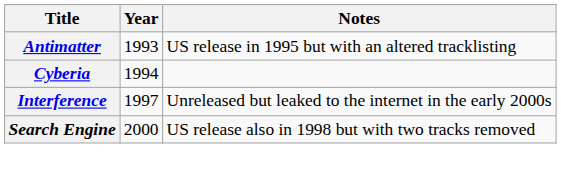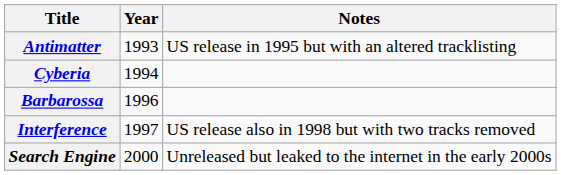+ row: (62, 101)
(359, 101) Unreleased but leaked to the internet in the early 2000s -> (351, 128) US release also in 1998 but with two tracks removed
(351, 128) US release also in 1998 but with two tracks removed -> (359, 156) Unreleased but leaked to the internet in the early 2000s
